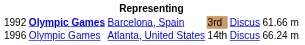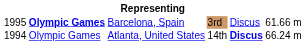(15, 22) 1992 -> (15, 22) 1995
(15, 36) 1996 -> (15, 36) 1994
(245, 36) normal -> (246, 36) bold
